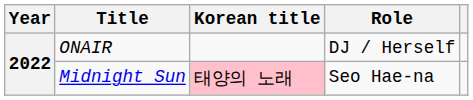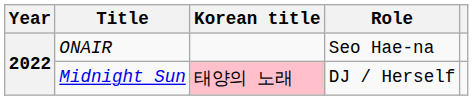(392, 48) DJ / Herself -> (382, 48) Seo Hae-na
(382, 78) Seo Hae-na -> (392, 78) DJ / Herself
